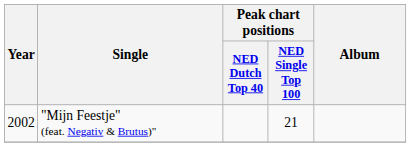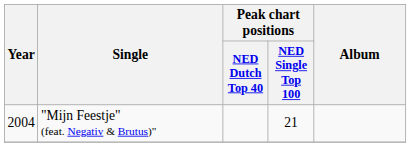(21, 123) 2002 -> (21, 123) 2004
